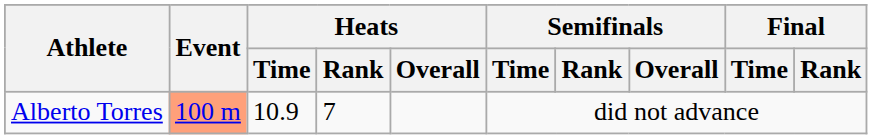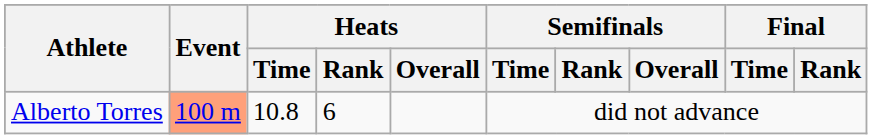(276, 112) 10.9 -> (276, 112) 10.8
(329, 112) 7 -> (329, 112) 6
